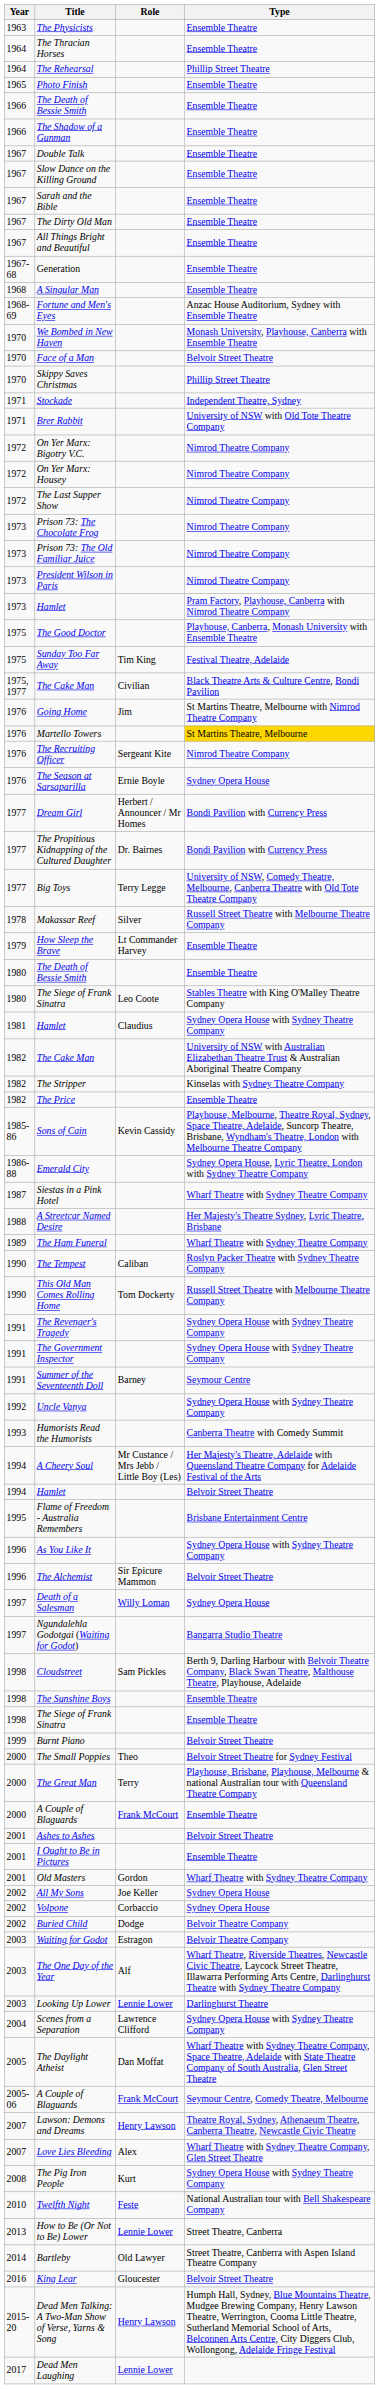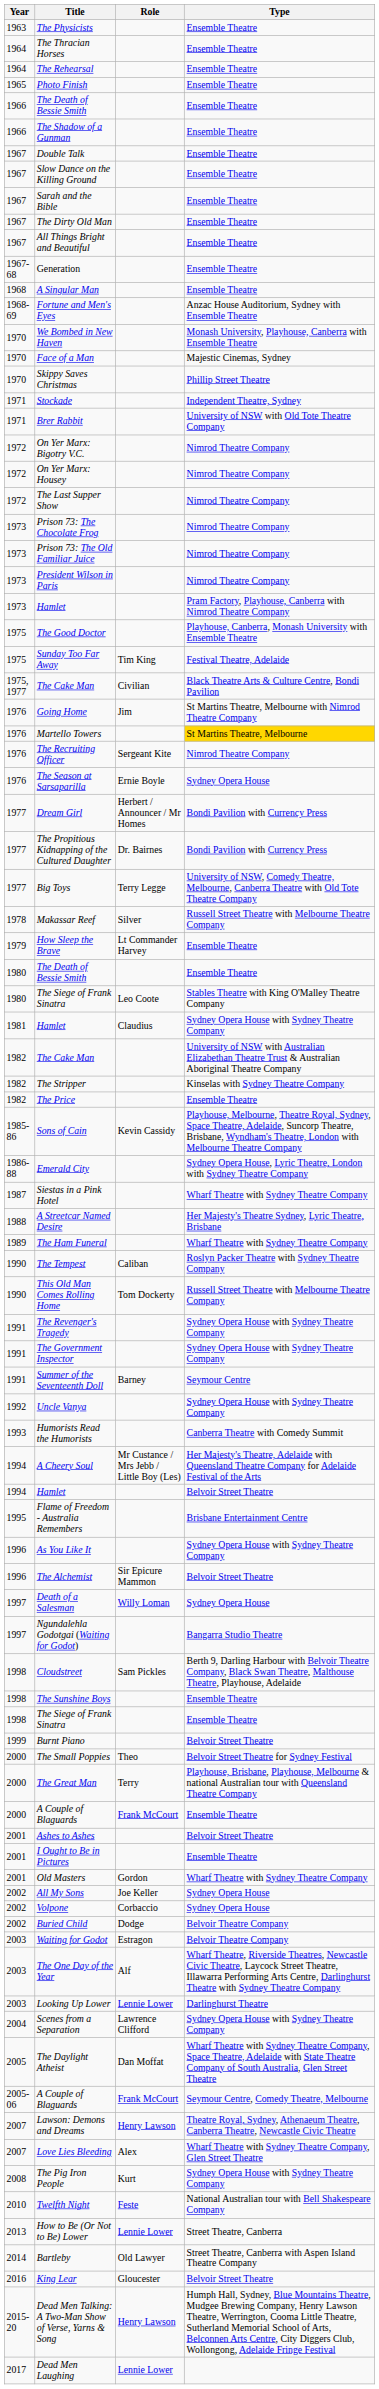(228, 69) Phillip Street Theatre -> (222, 69) Ensemble Theatre
(230, 358) Belvoir Street Theatre -> (239, 358) Majestic Cinemas, Sydney
